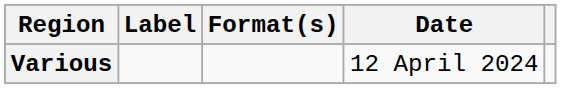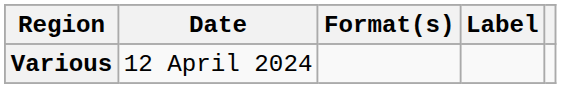columns swapped: (444, 25) <-> (160, 25)
